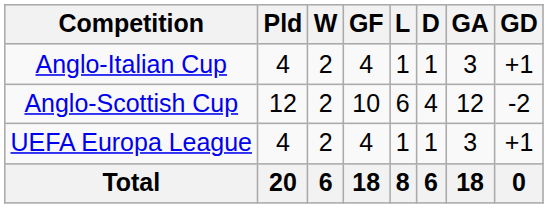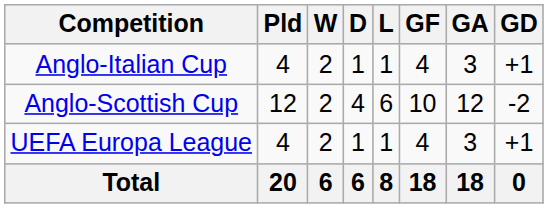columns swapped: (431, 24) <-> (366, 24)
